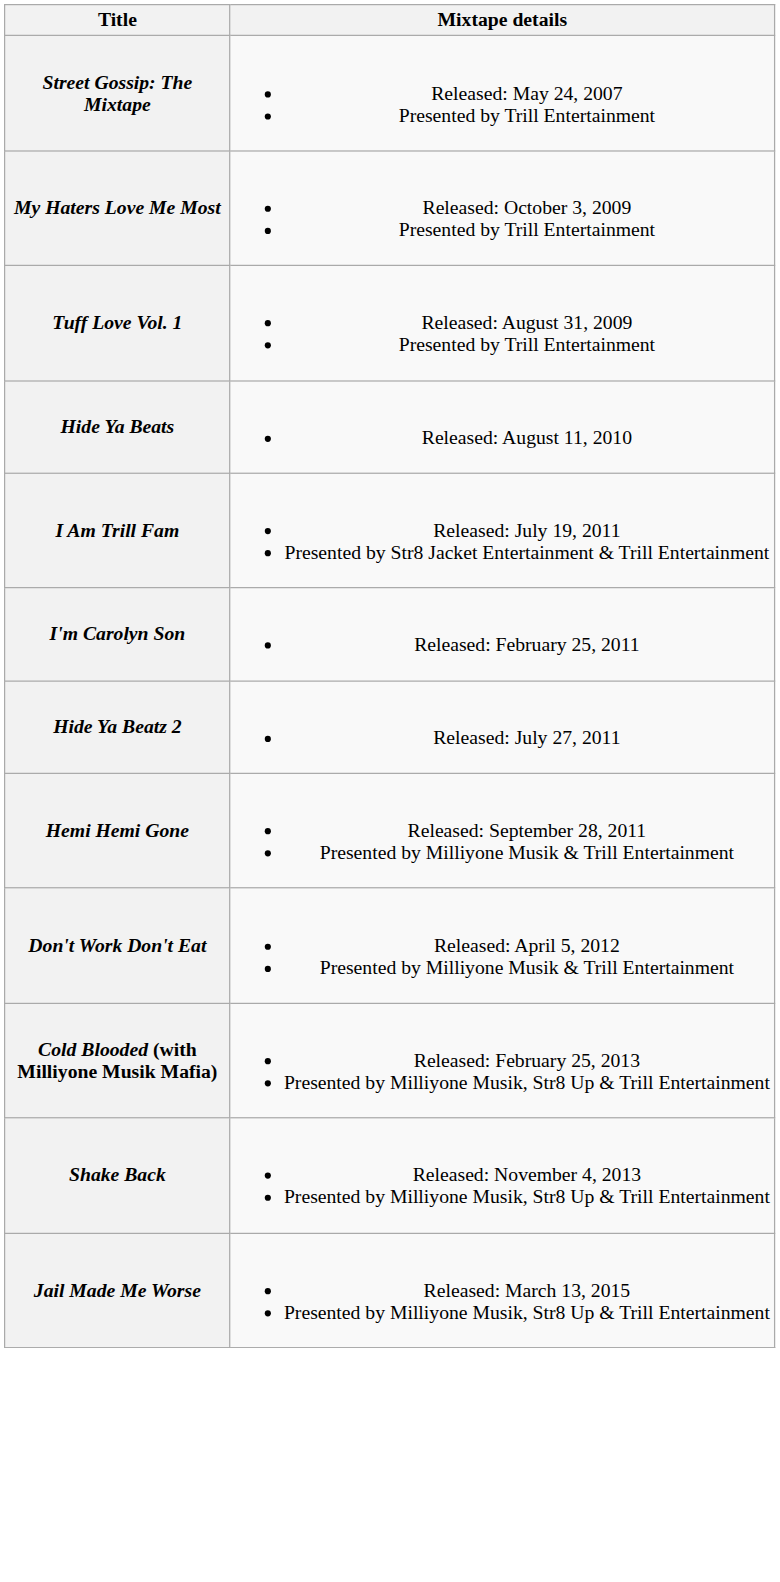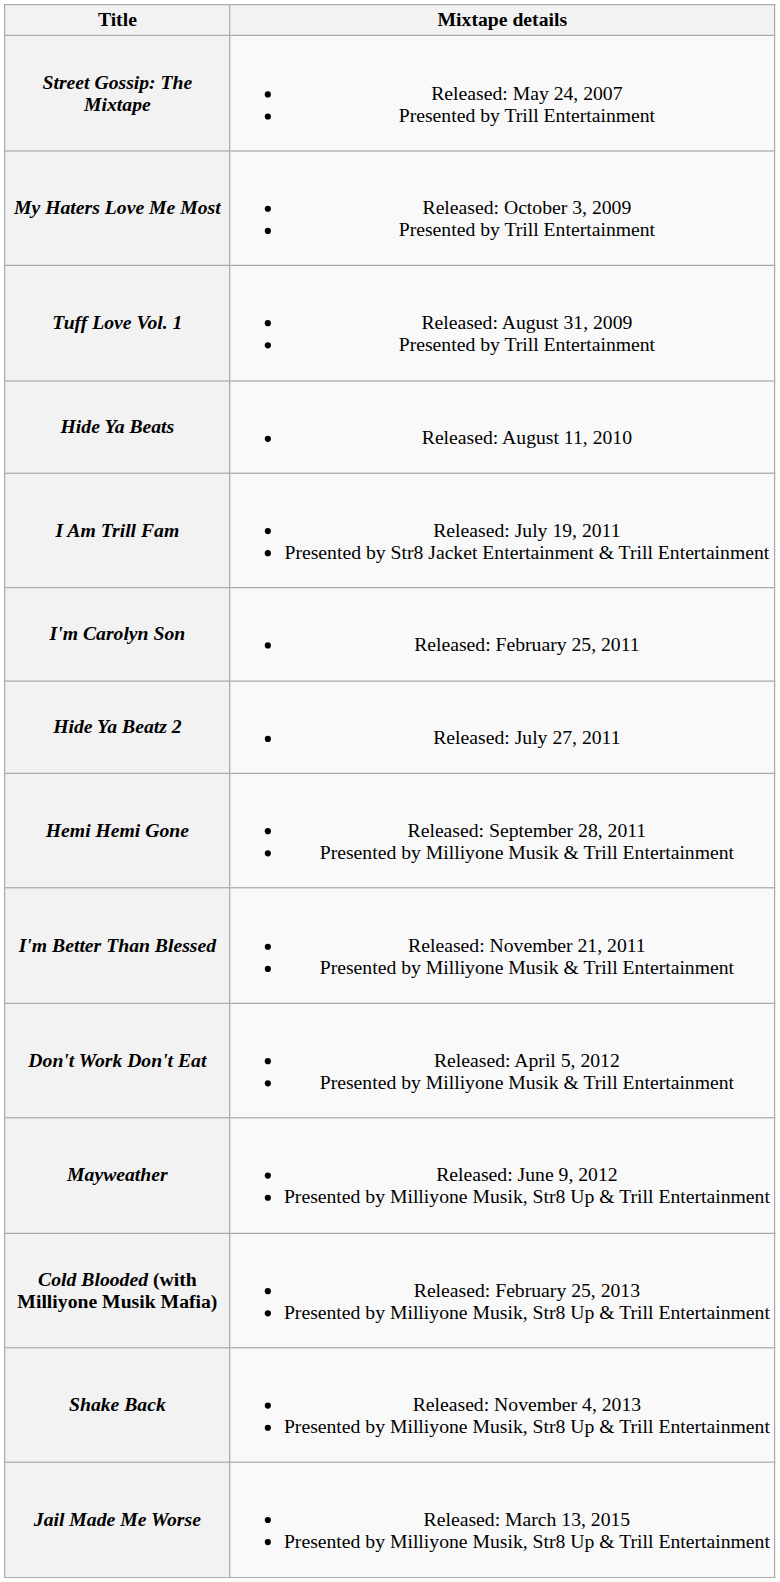+ row: (117, 945)
+ row: (117, 1175)
